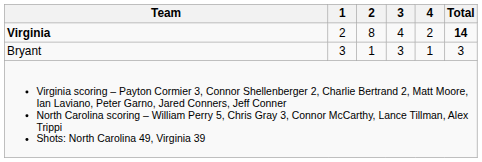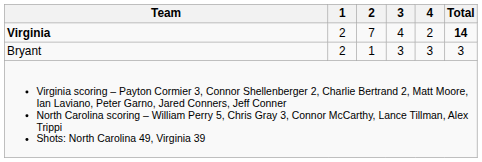(372, 32) 8 -> (372, 32) 7
(342, 51) 3 -> (342, 51) 2
(430, 51) 1 -> (430, 51) 3
